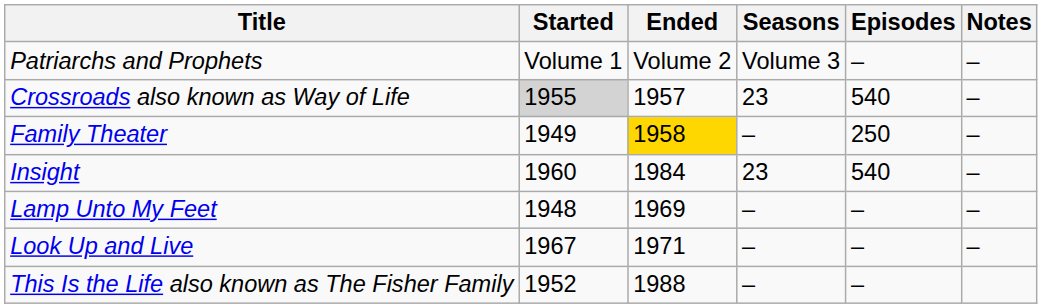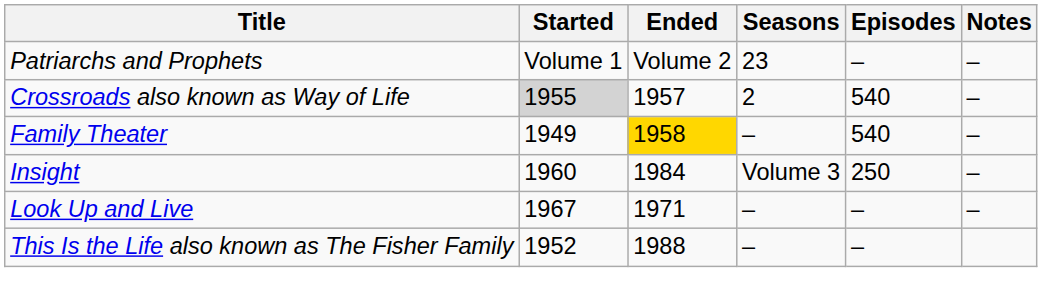(791, 60) Volume 3 -> (755, 60) 23
(755, 97) 23 -> (749, 97) 2
(871, 135) 250 -> (871, 135) 540
(755, 172) 23 -> (791, 172) Volume 3
(871, 172) 540 -> (871, 172) 250
- row: (113, 209)
